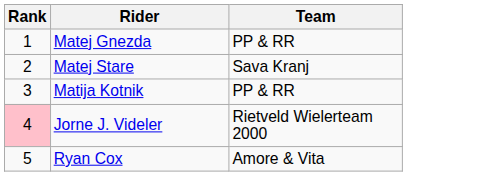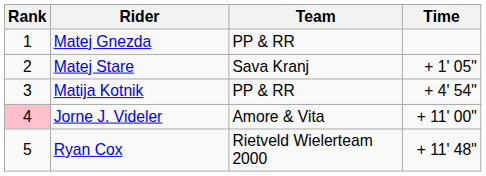+ column: (442, 16)
(303, 125) Rietveld Wielerteam 2000 -> (278, 116) Amore & Vita
(278, 158) Amore & Vita -> (303, 150) Rietveld Wielerteam 2000
